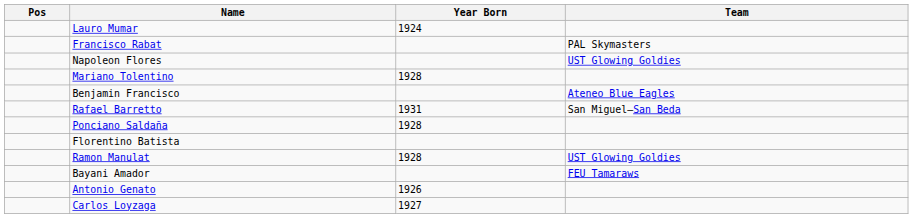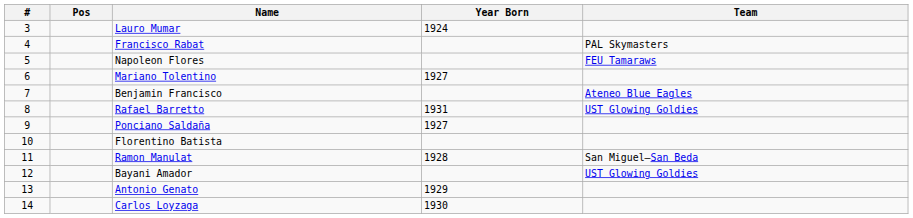+ column: (27, 12)
(624, 61) UST Glowing Goldies -> (621, 61) FEU Tamaraws
(410, 77) 1928 -> (436, 77) 1927
(624, 109) San Miguel–San Beda -> (642, 109) UST Glowing Goldies
(410, 125) 1928 -> (436, 125) 1927
(624, 157) UST Glowing Goldies -> (642, 157) San Miguel–San Beda
(603, 173) FEU Tamaraws -> (642, 173) UST Glowing Goldies
(410, 190) 1926 -> (436, 190) 1929
(410, 206) 1927 -> (436, 206) 1930
